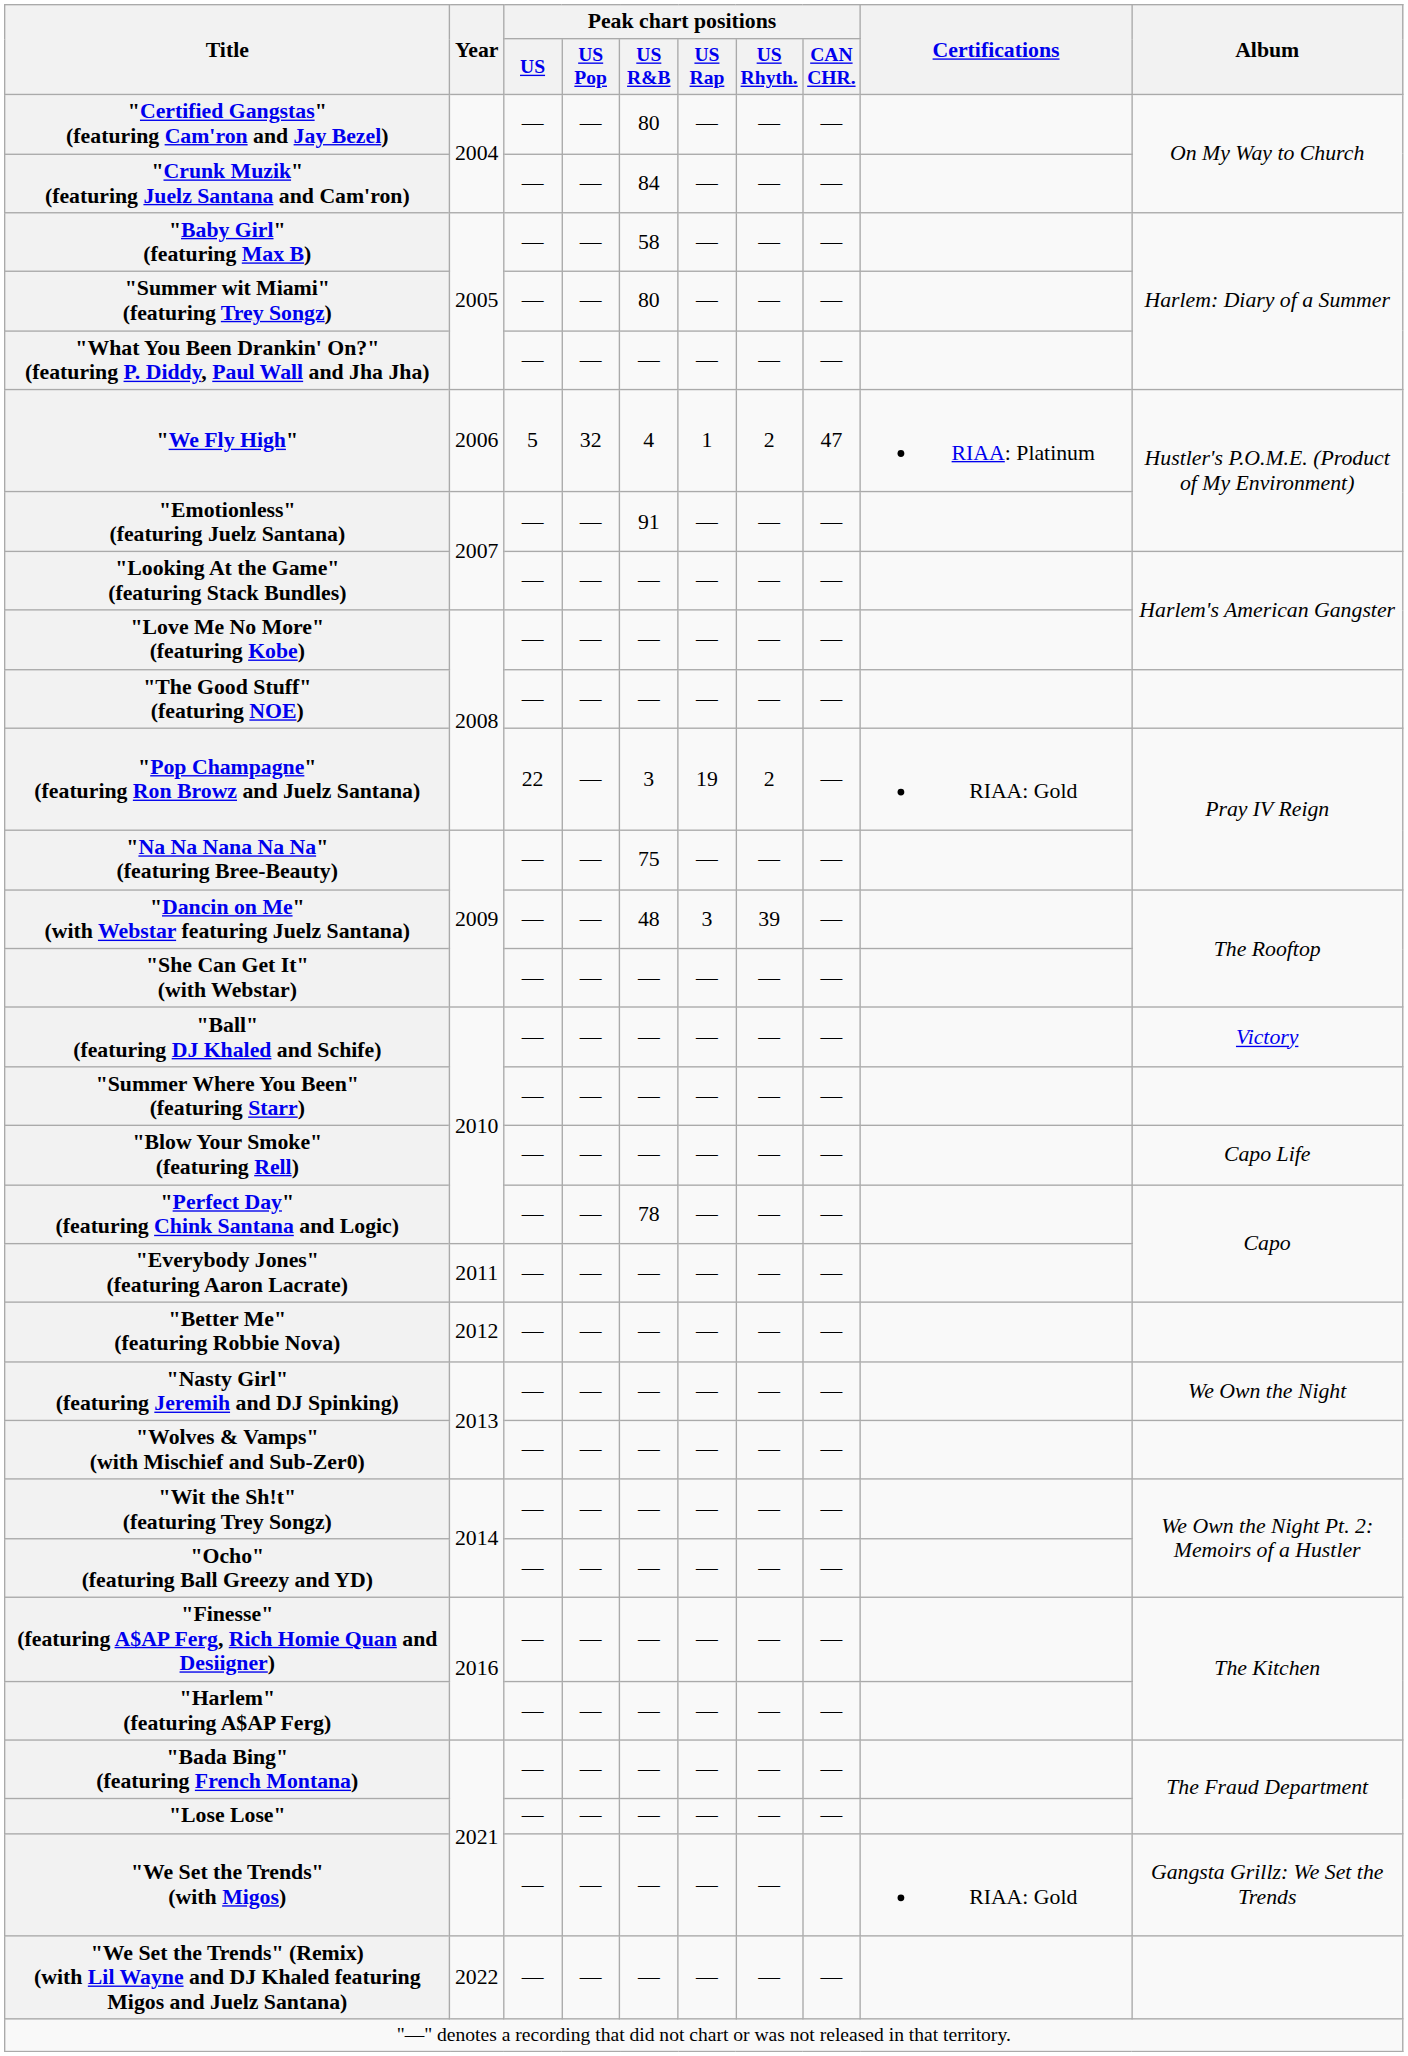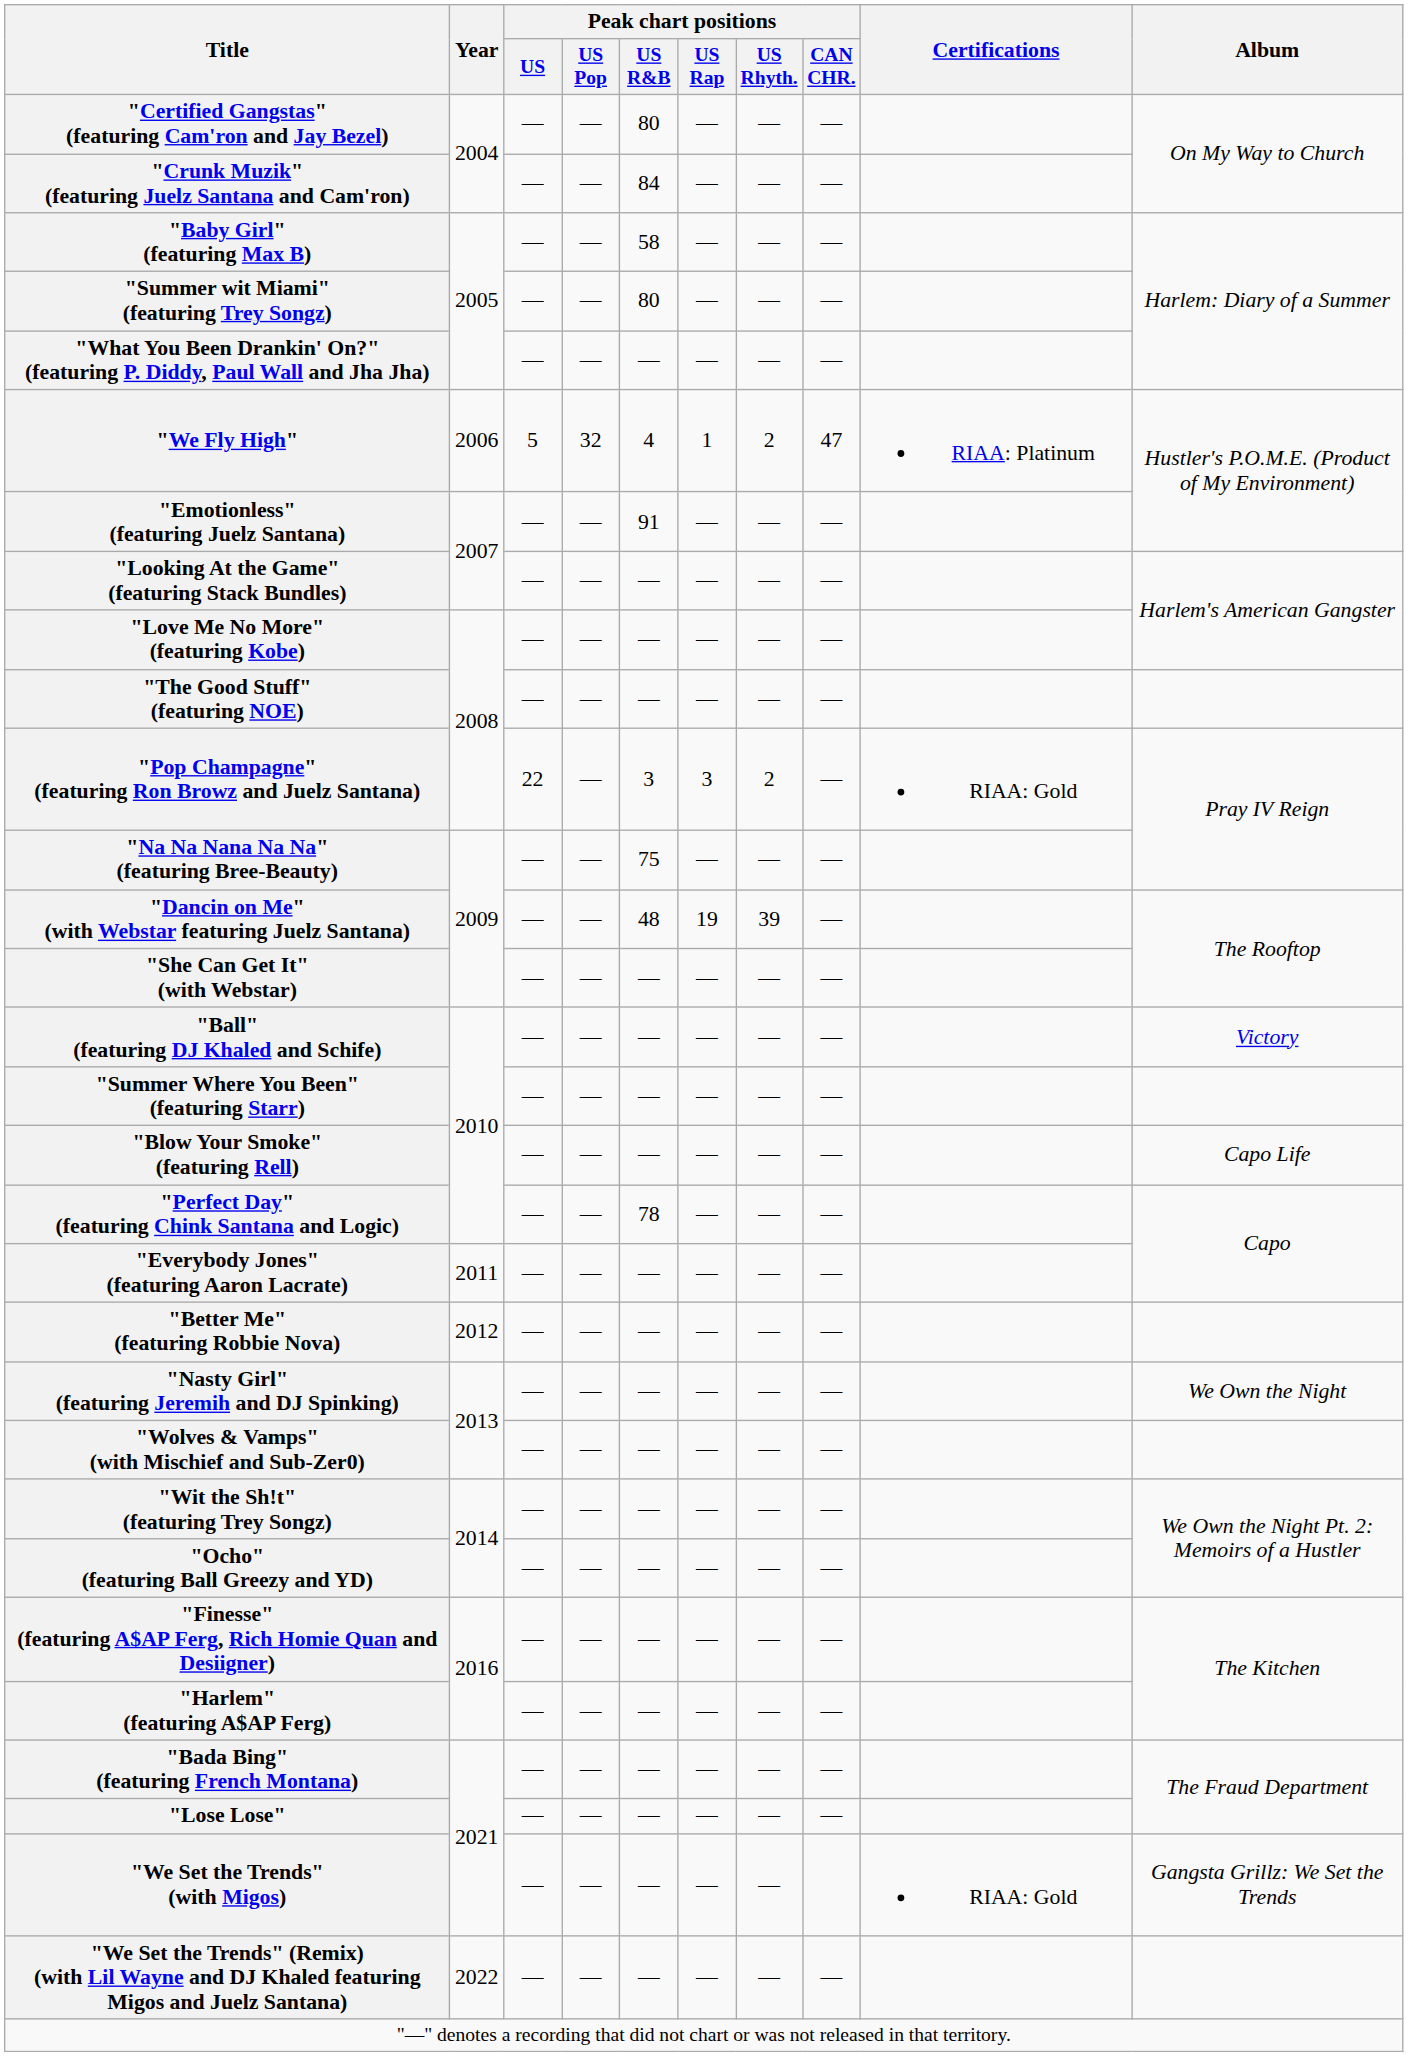(707, 779) 19 -> (707, 779) 3
(707, 918) 3 -> (707, 918) 19
